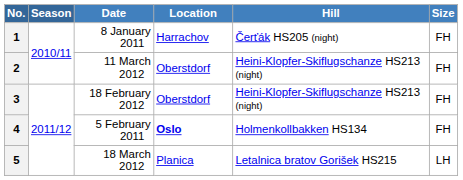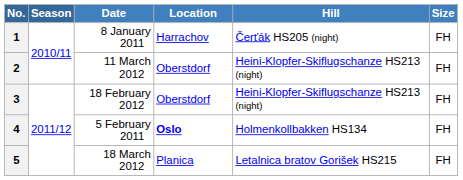(443, 160) LH -> (443, 160) FH
